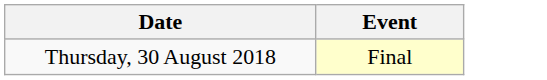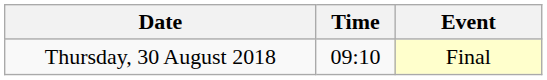+ column: (355, 21)
